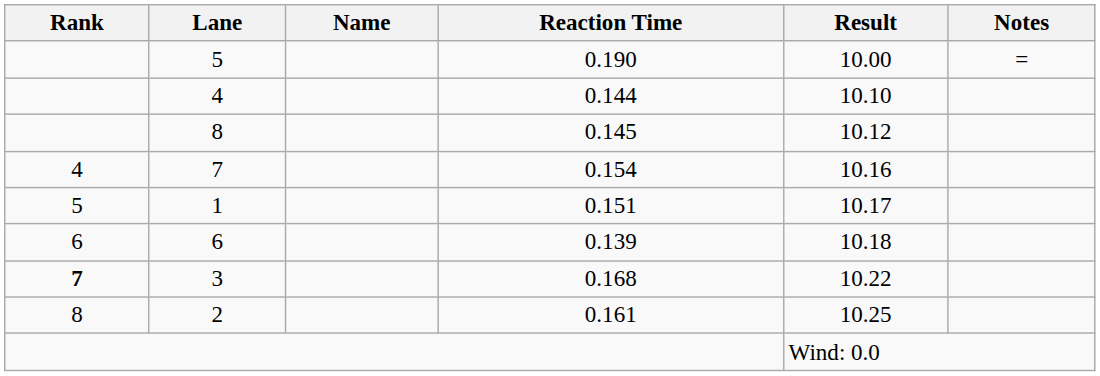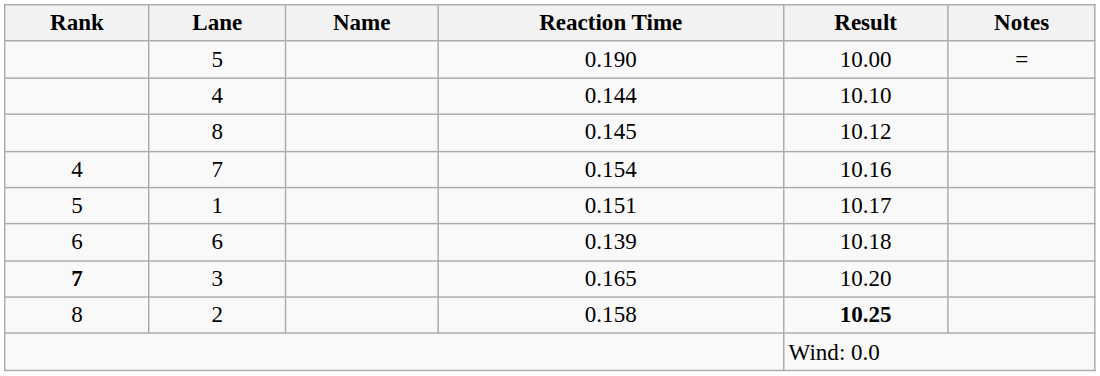(611, 278) 0.168 -> (611, 278) 0.165
(866, 278) 10.22 -> (866, 278) 10.20
(611, 315) 0.161 -> (611, 315) 0.158
(866, 315) normal -> (866, 315) bold
